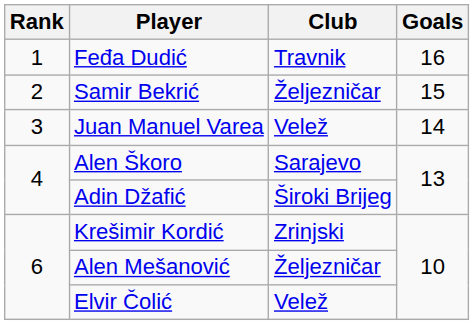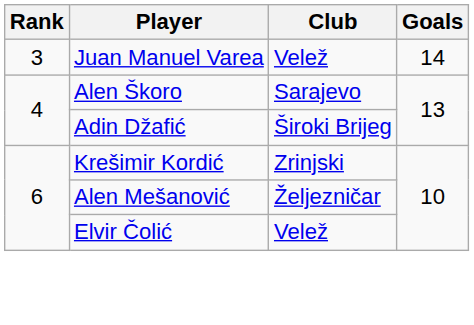- row: (130, 57)
- row: (137, 92)
